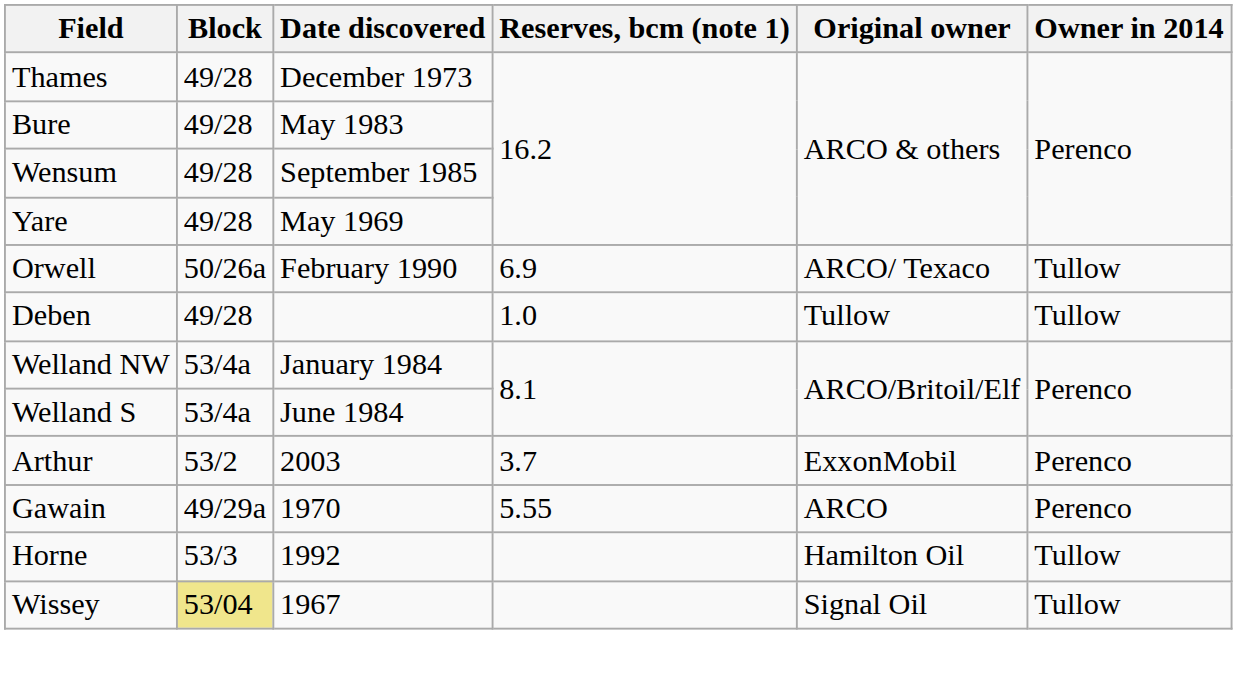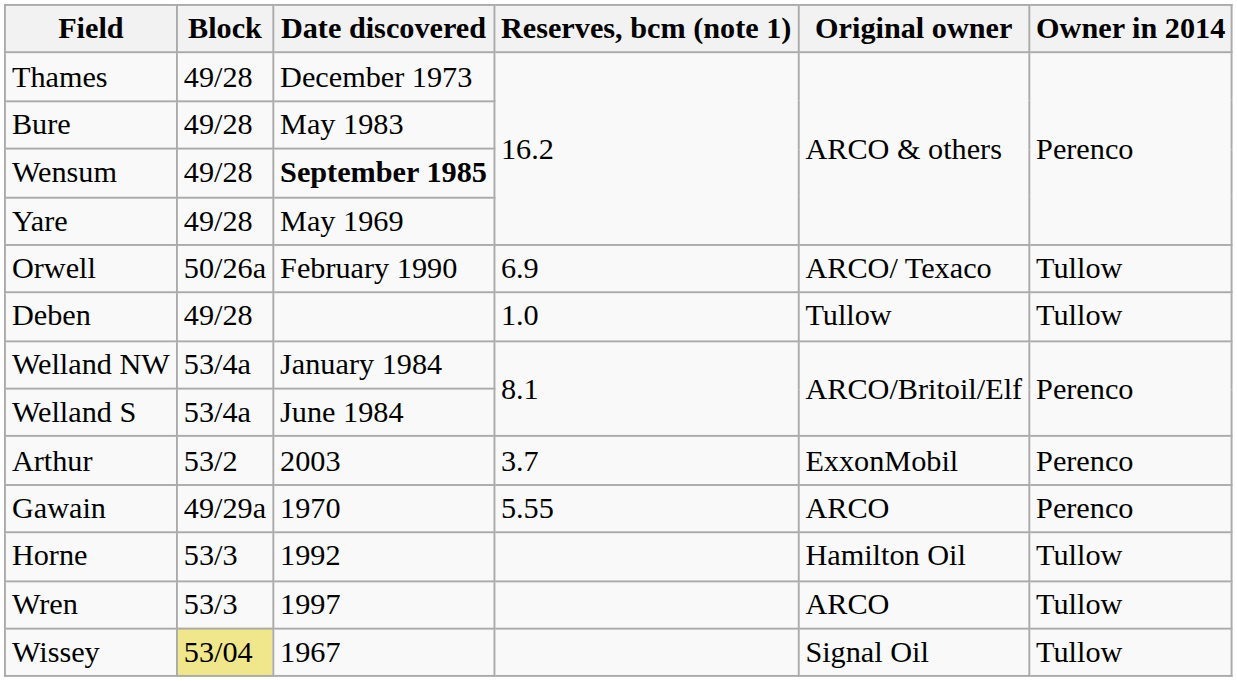(379, 172) normal -> (384, 172) bold
+ row: (45, 603)
